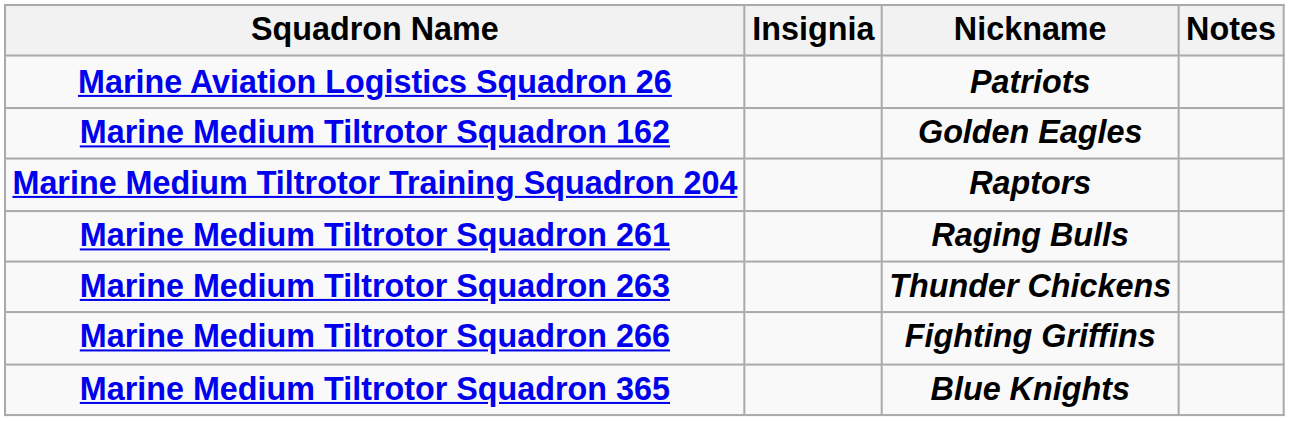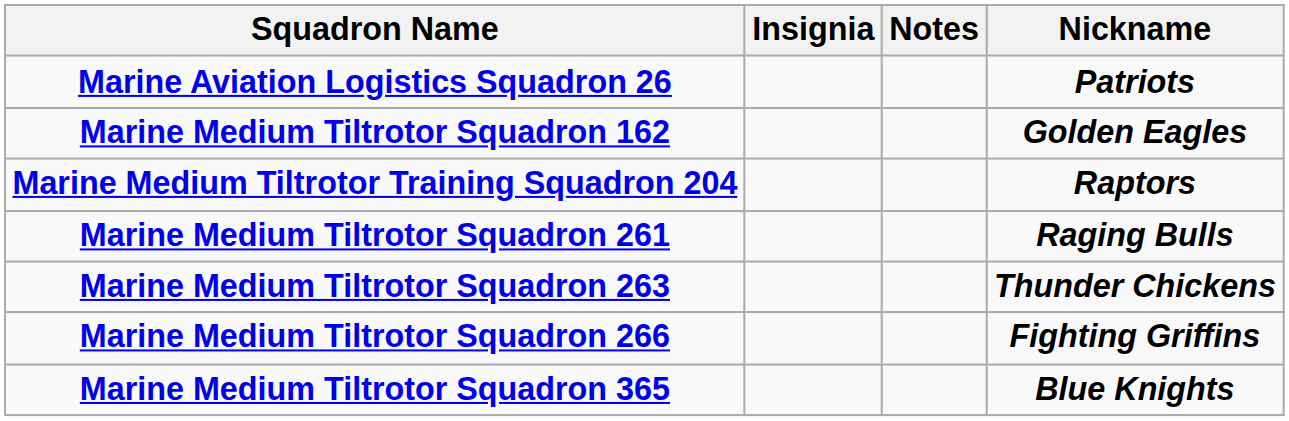columns swapped: (1030, 30) <-> (1231, 30)
